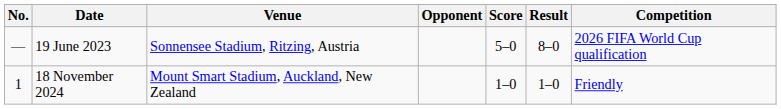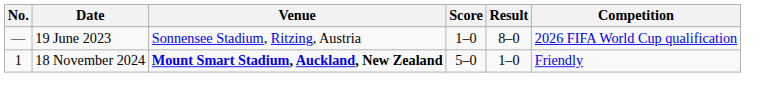- column: (452, 15)
(506, 46) 5–0 -> (466, 38) 1–0
(261, 84) normal -> (297, 60) bold
(506, 84) 1–0 -> (466, 60) 5–0
